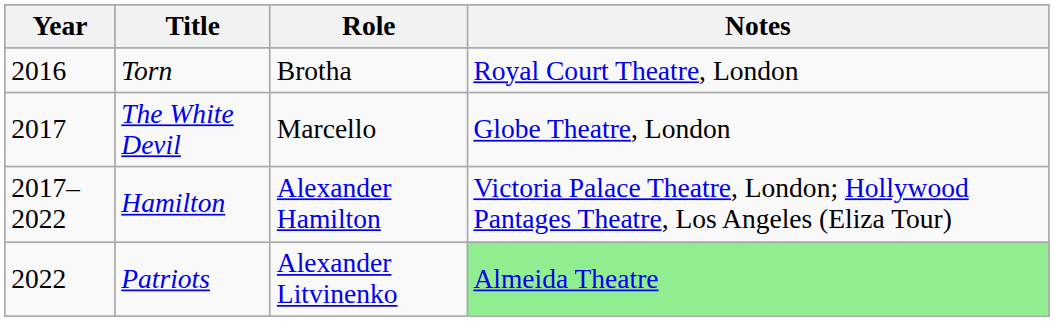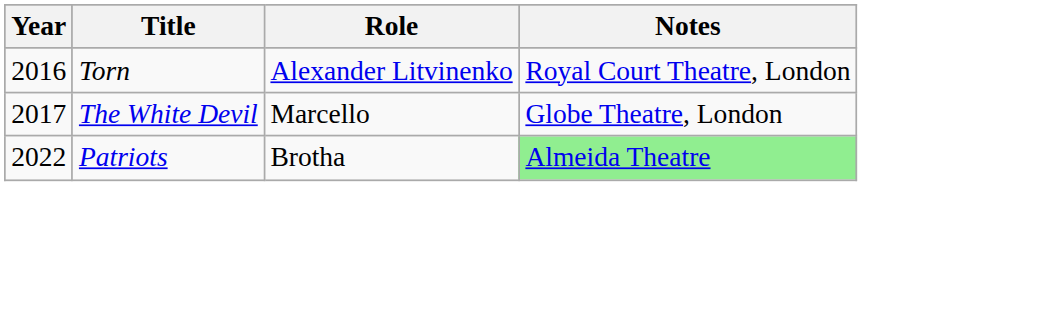(314, 69) Brotha -> (392, 69) Alexander Litvinenko
- row: (173, 203)
(337, 278) Alexander Litvinenko -> (308, 157) Brotha
